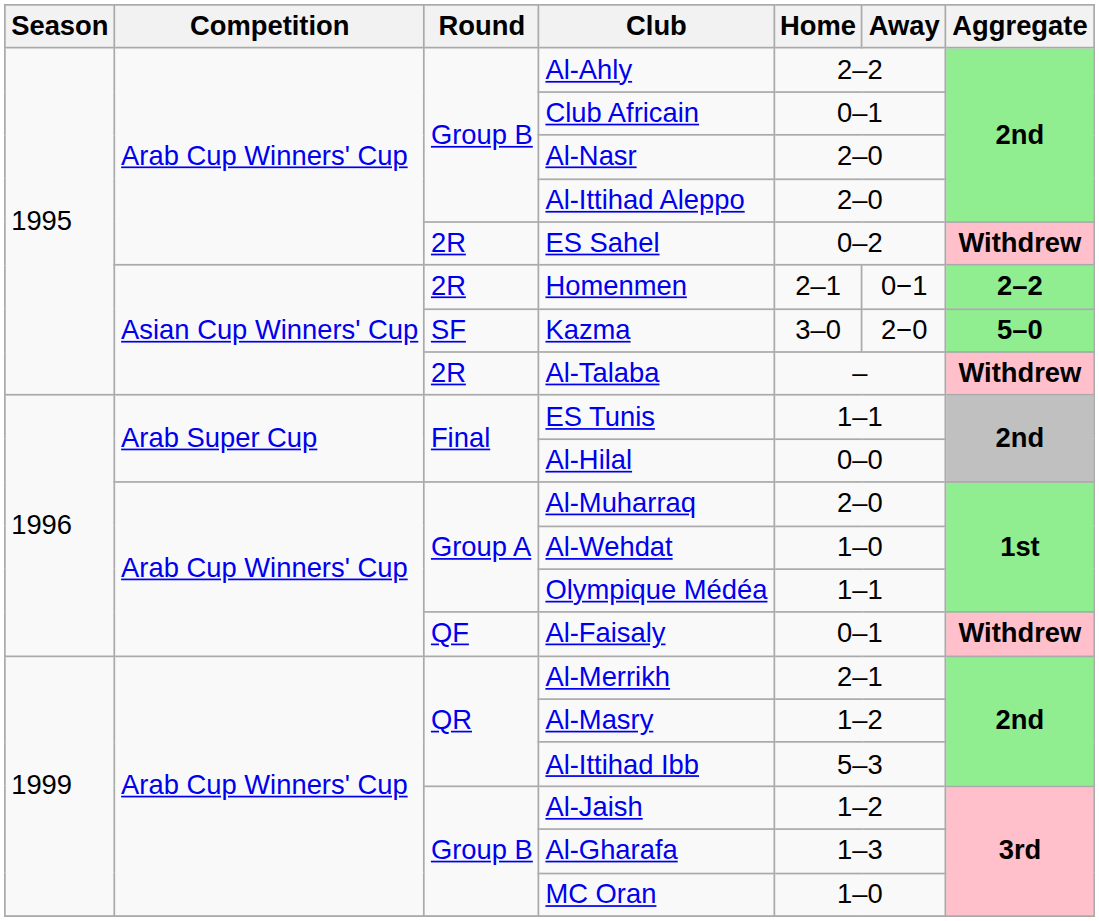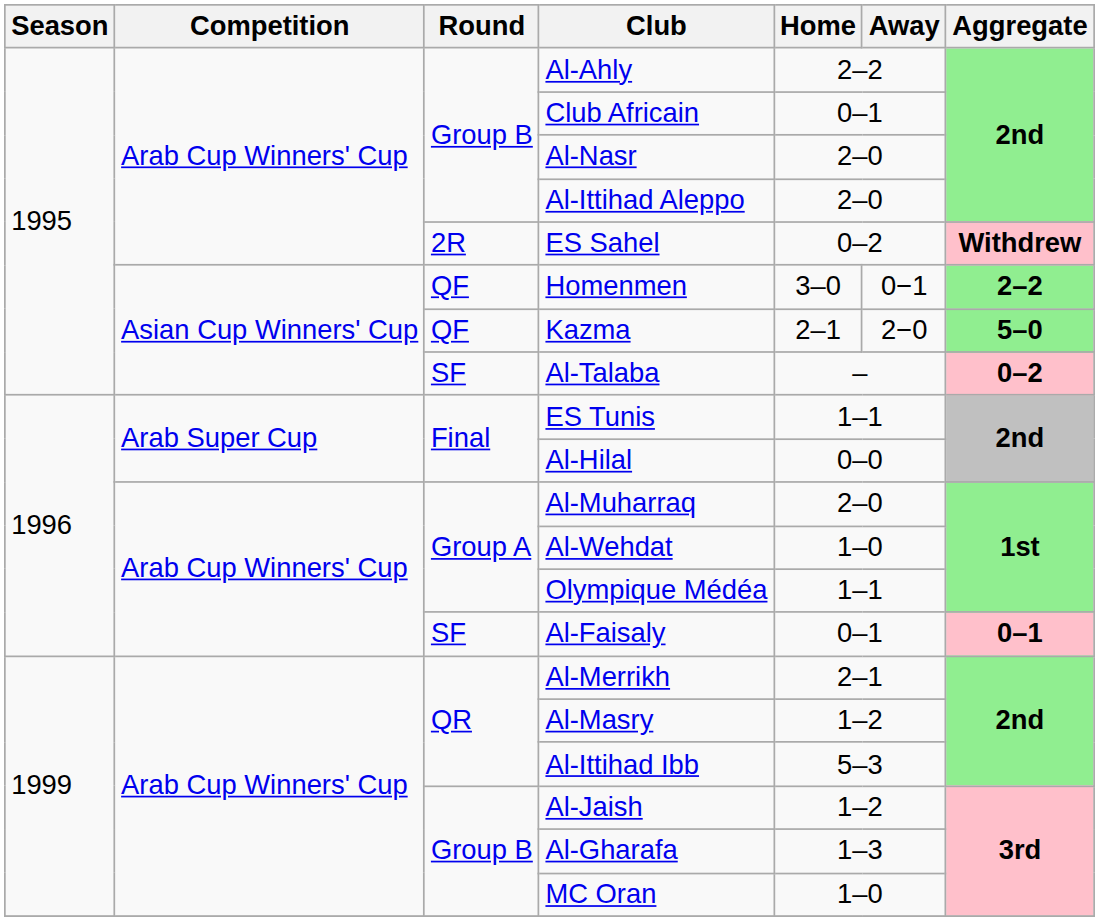(448, 286) 2R -> (450, 286) QF
(818, 286) 2–1 -> (818, 286) 3–0
(448, 329) SF -> (450, 329) QF
(818, 329) 3–0 -> (818, 329) 2–1
(448, 373) 2R -> (448, 373) SF
(1020, 373) Withdrew -> (1020, 373) 0–2
(450, 633) QF -> (448, 633) SF
(1020, 633) Withdrew -> (1020, 633) 0–1
